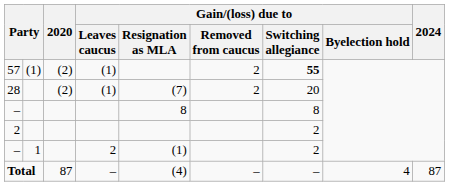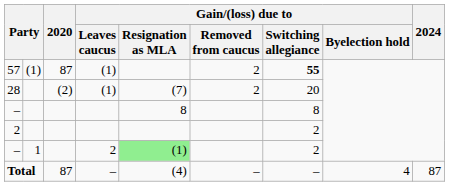(65, 69) (2) -> (66, 69) 87
(179, 150) no background -> (179, 150) lightgreen background
